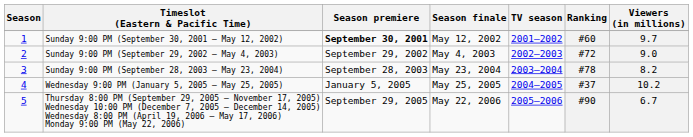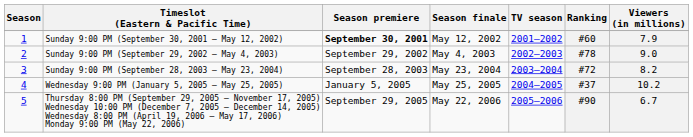(649, 39) 9.7 -> (649, 39) 7.9
(587, 54) #72 -> (587, 54) #78
(587, 69) #78 -> (587, 69) #72
